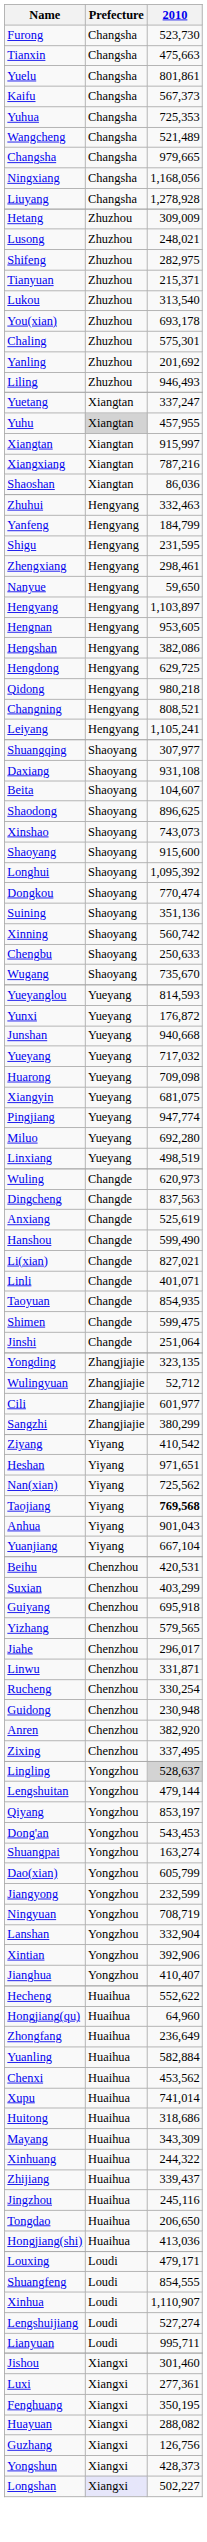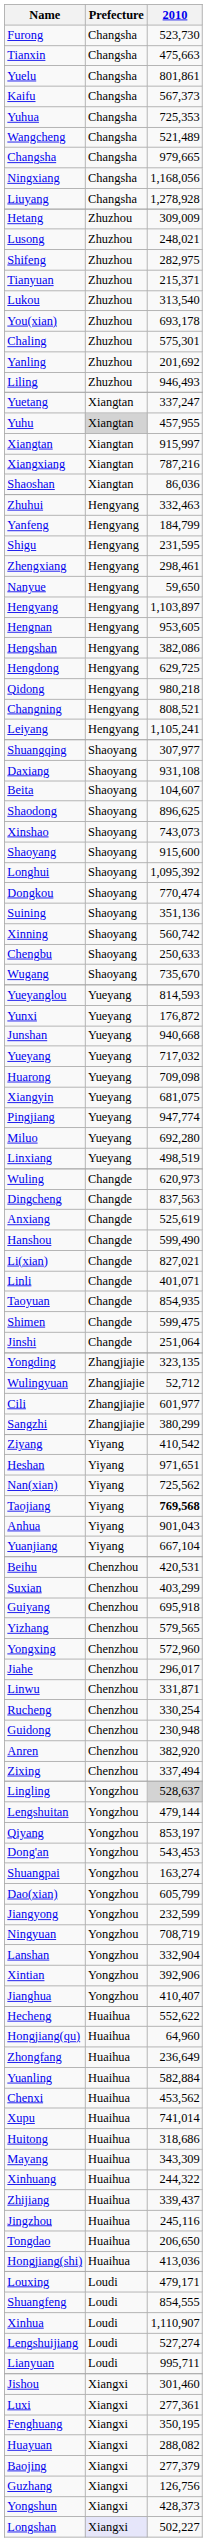+ row: (31, 1649)
(180, 1751) 337,495 -> (180, 1771) 337,494
+ row: (27, 2466)
